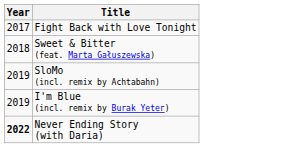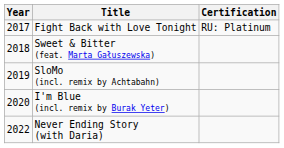+ column: (239, 12)
(18, 103) 2019 -> (18, 103) 2020
(18, 129) bold -> (18, 129) normal
